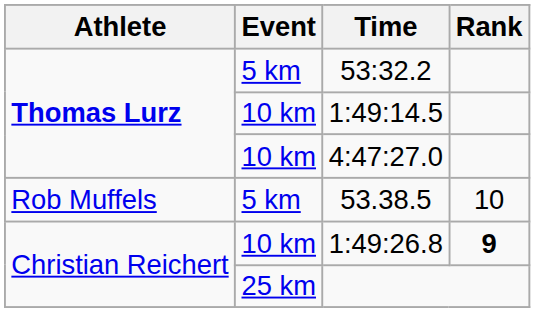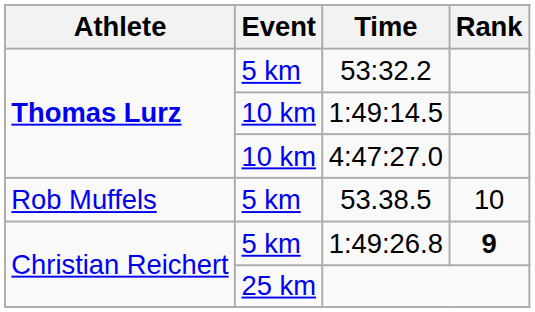(279, 243) 10 km -> (271, 243) 5 km
